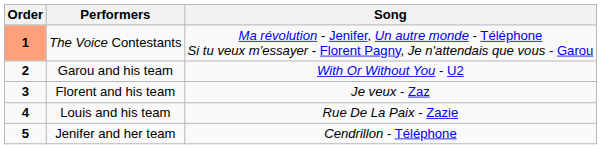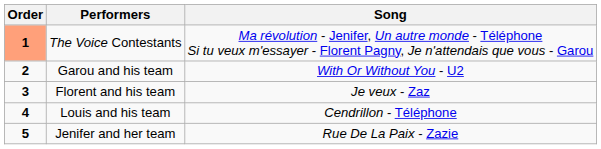(390, 112) Rue De La Paix - Zazie -> (390, 112) Cendrillon - Téléphone
(390, 133) Cendrillon - Téléphone -> (390, 133) Rue De La Paix - Zazie
